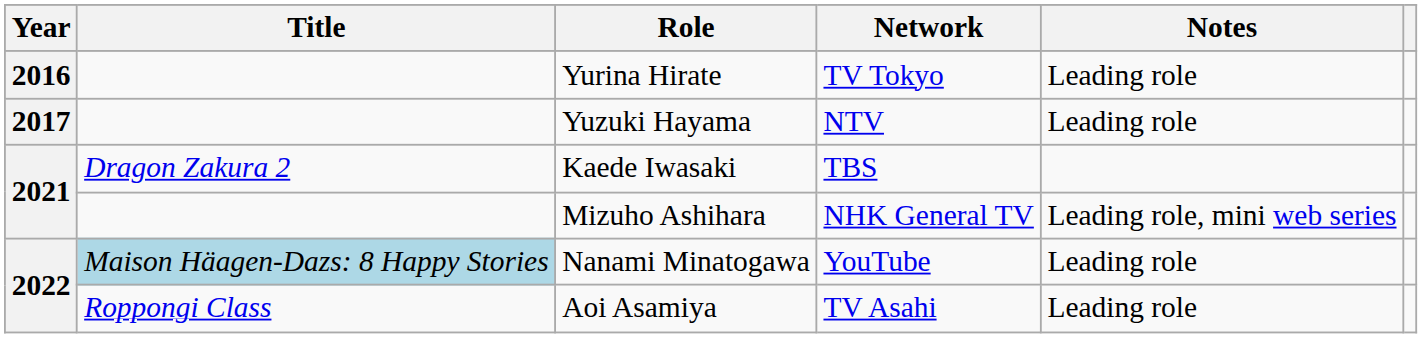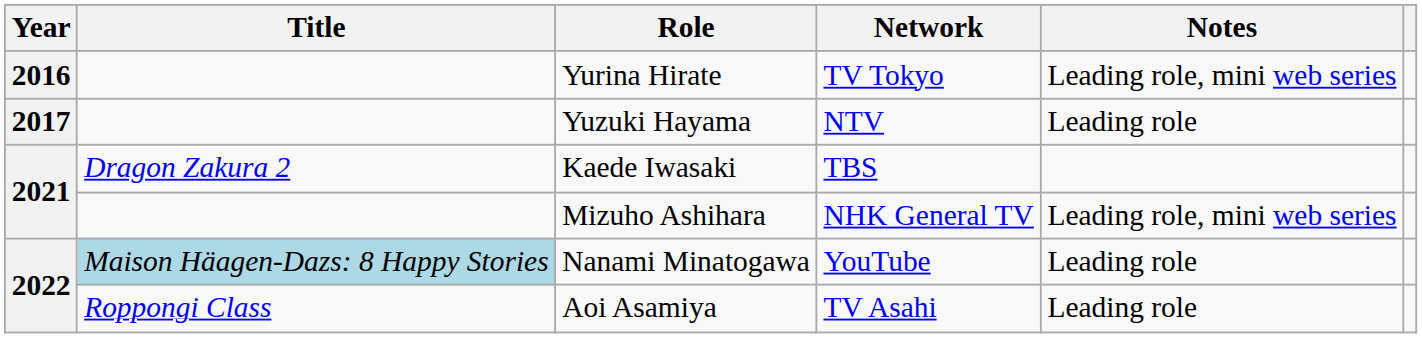(1122, 74) Leading role -> (1222, 74) Leading role, mini web series
